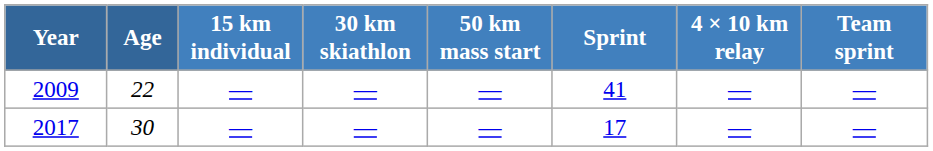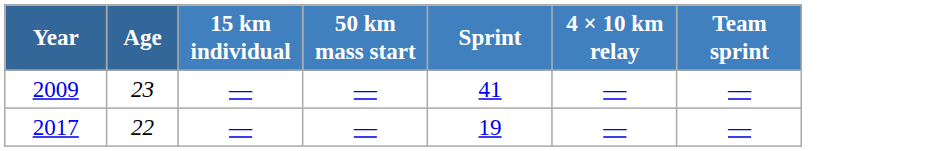- column: (365, 37)
(142, 89) 22 -> (142, 89) 23
(142, 127) 30 -> (142, 127) 22
(615, 127) 17 -> (490, 127) 19
